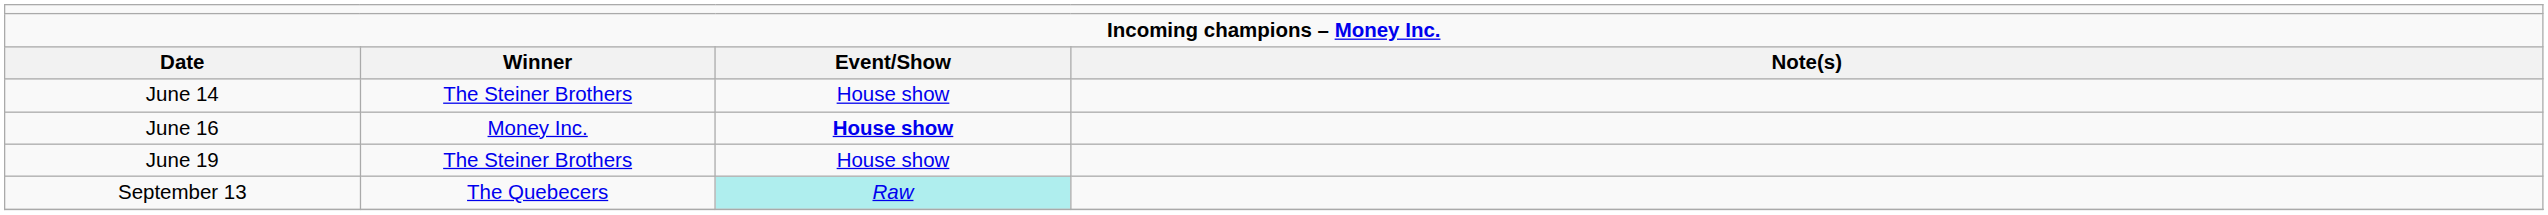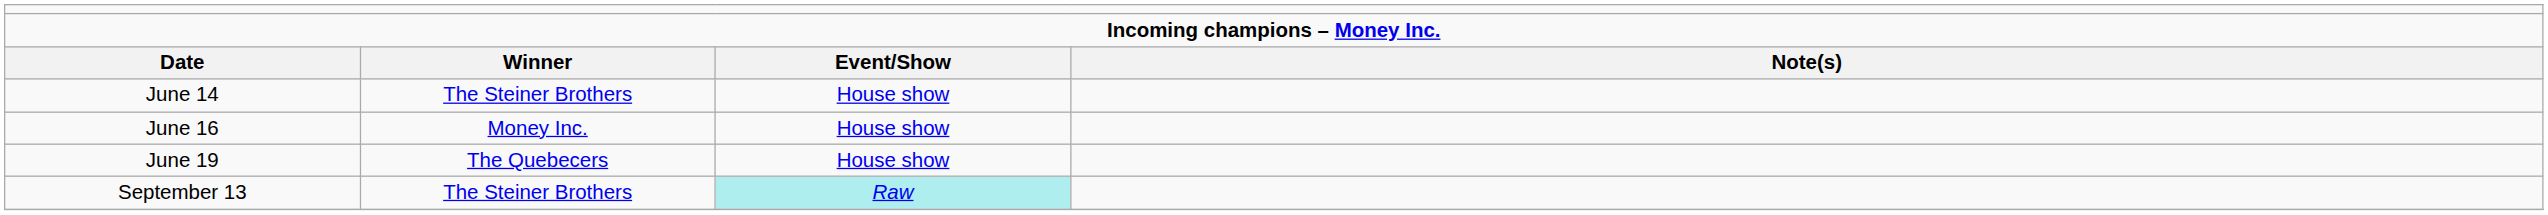(893, 127) bold -> (893, 127) normal
(538, 160) The Steiner Brothers -> (538, 160) The Quebecers
(538, 192) The Quebecers -> (538, 192) The Steiner Brothers
